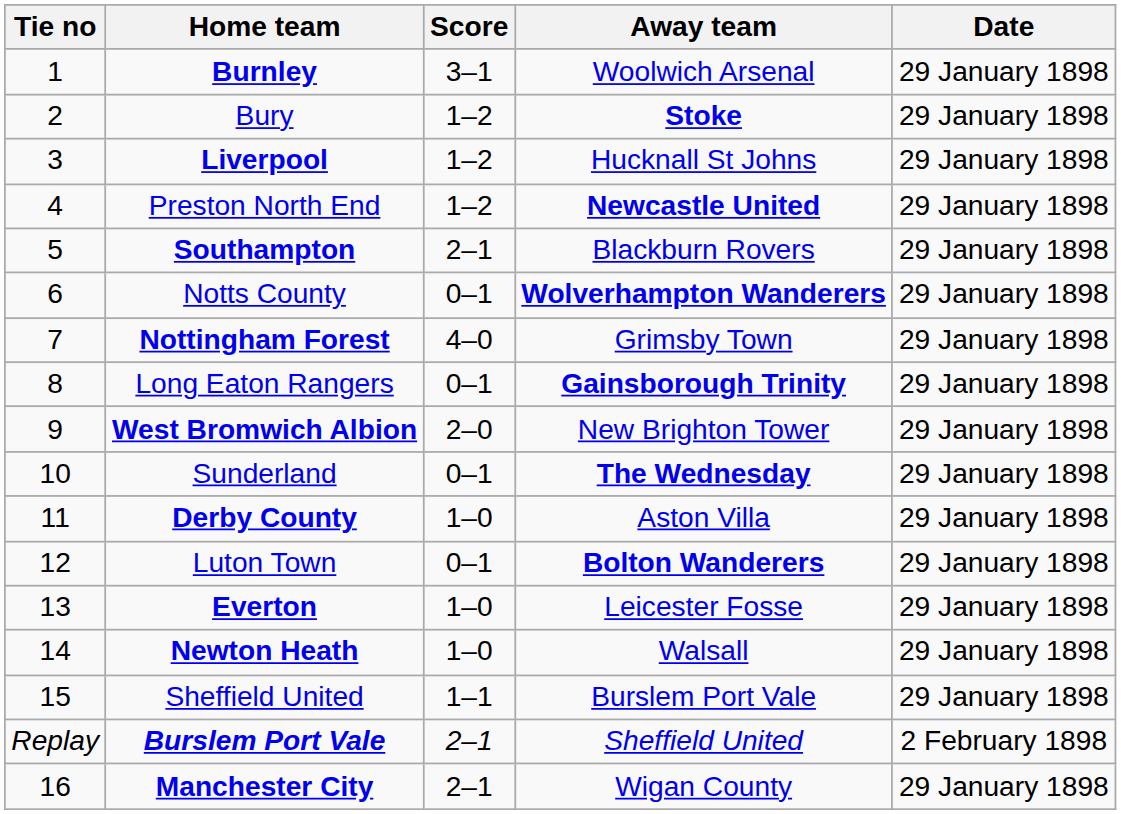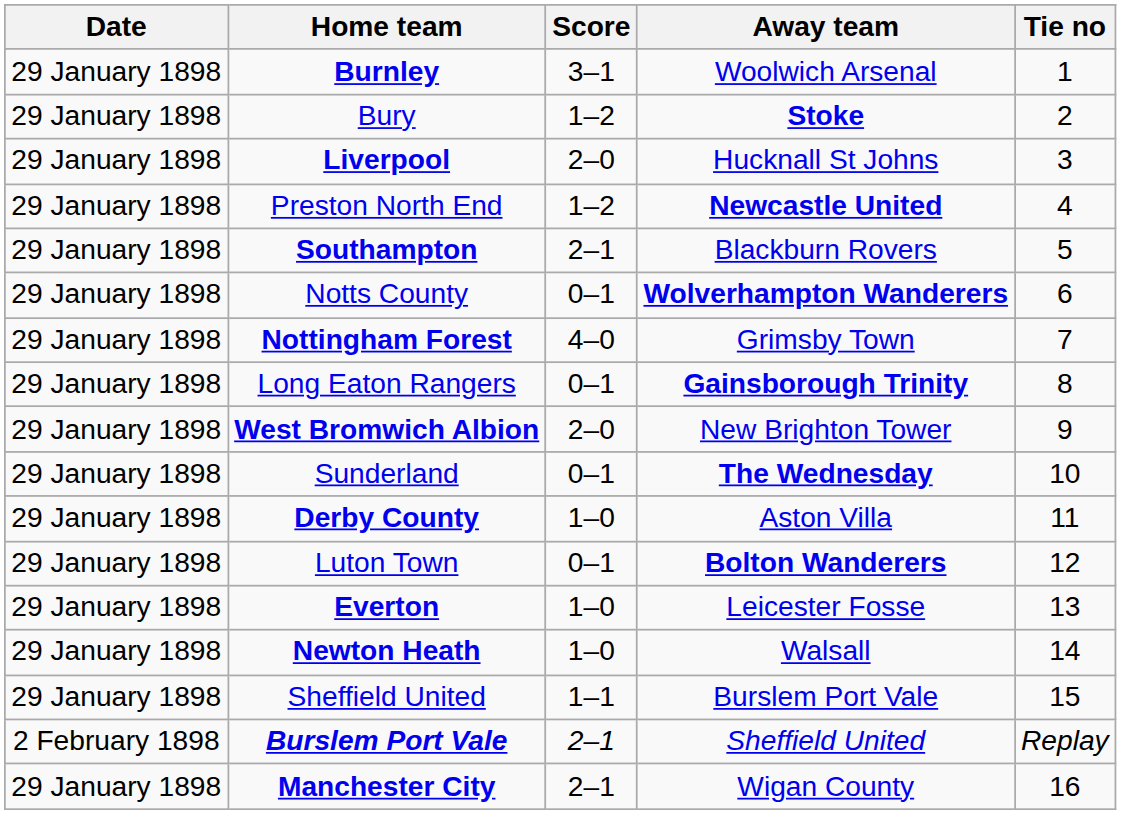columns swapped: (55, 26) <-> (1004, 26)
(469, 160) 1–2 -> (591, 160) 2–0
